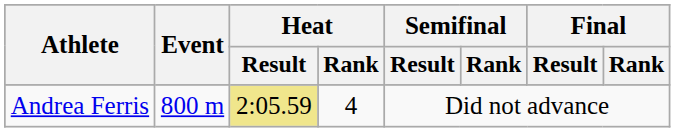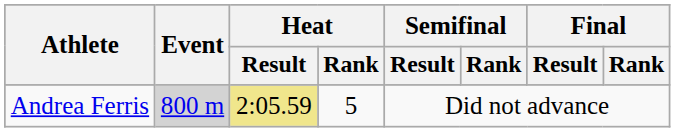(193, 105) no background -> (193, 105) lightgrey background
(351, 105) 4 -> (351, 105) 5
